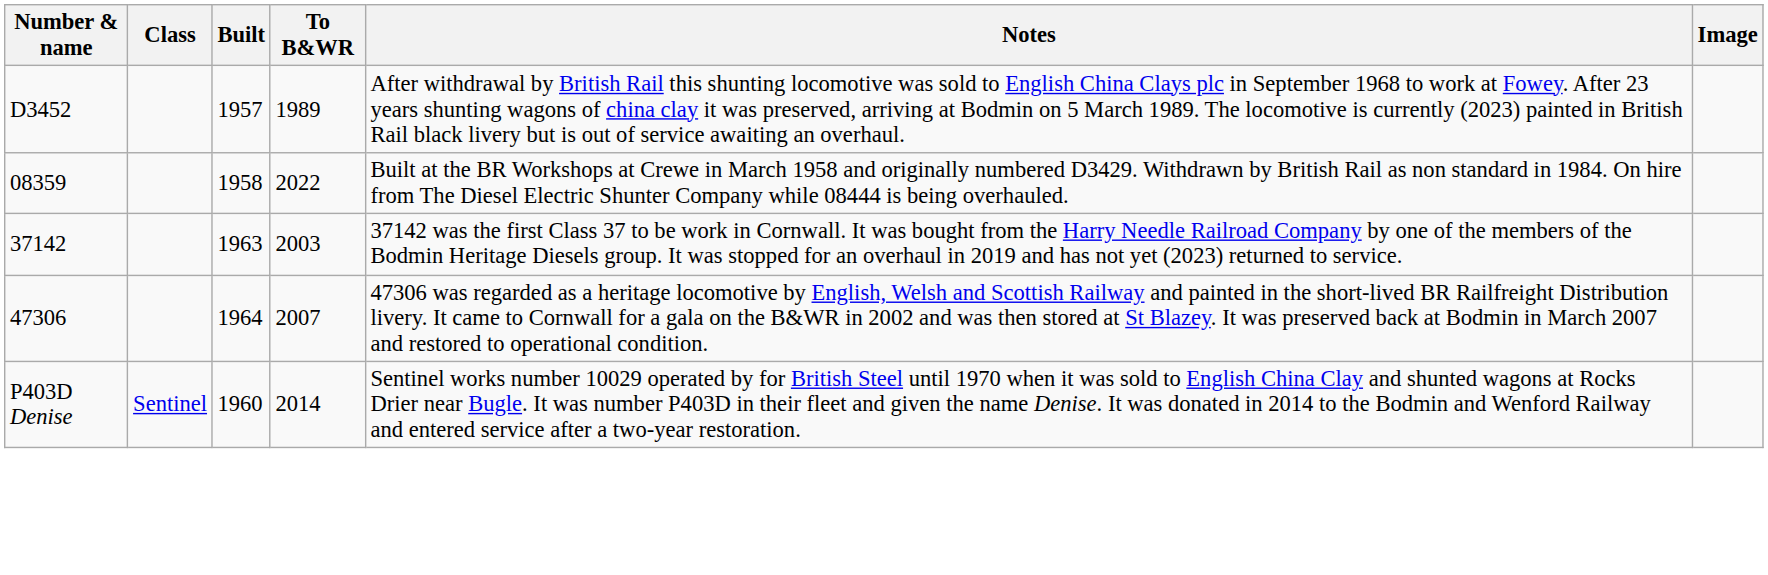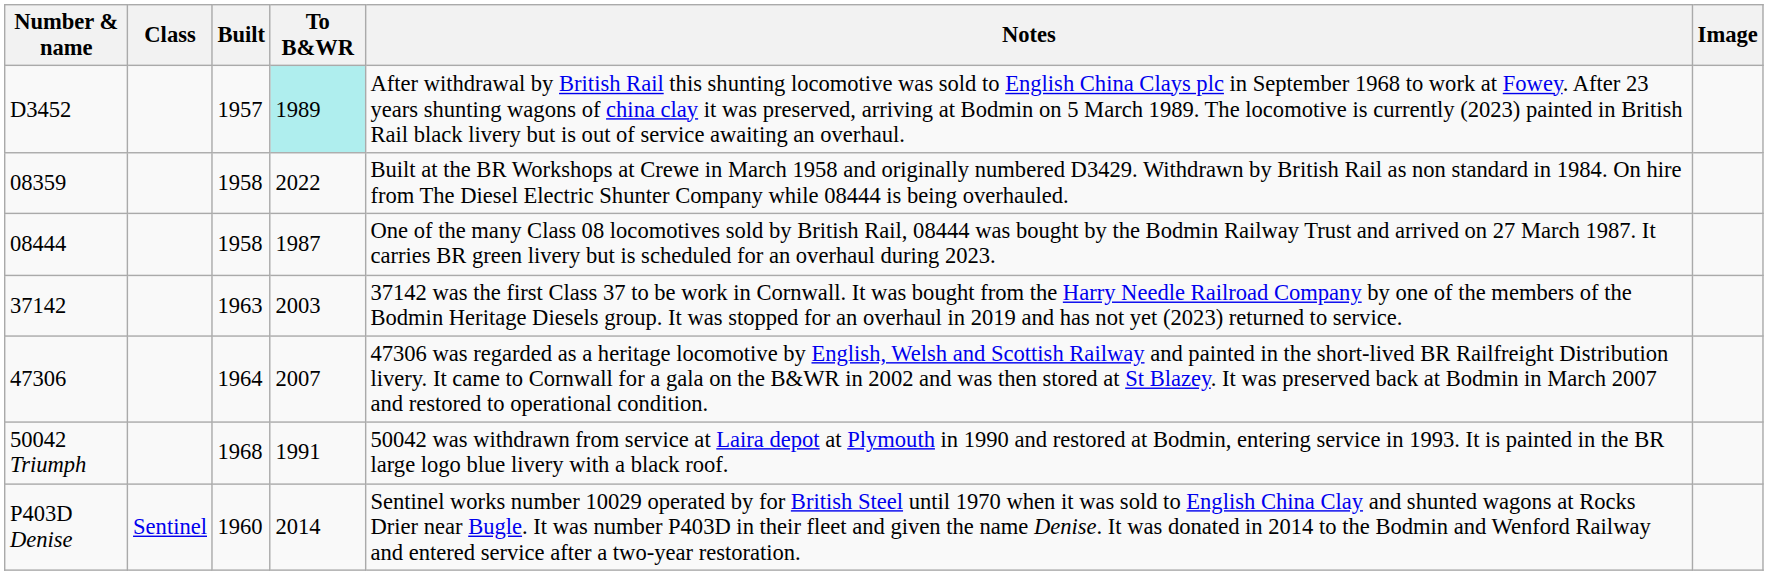(298, 108) no background -> (298, 108) paleturquoise background
+ row: (38, 243)
+ row: (48, 452)
